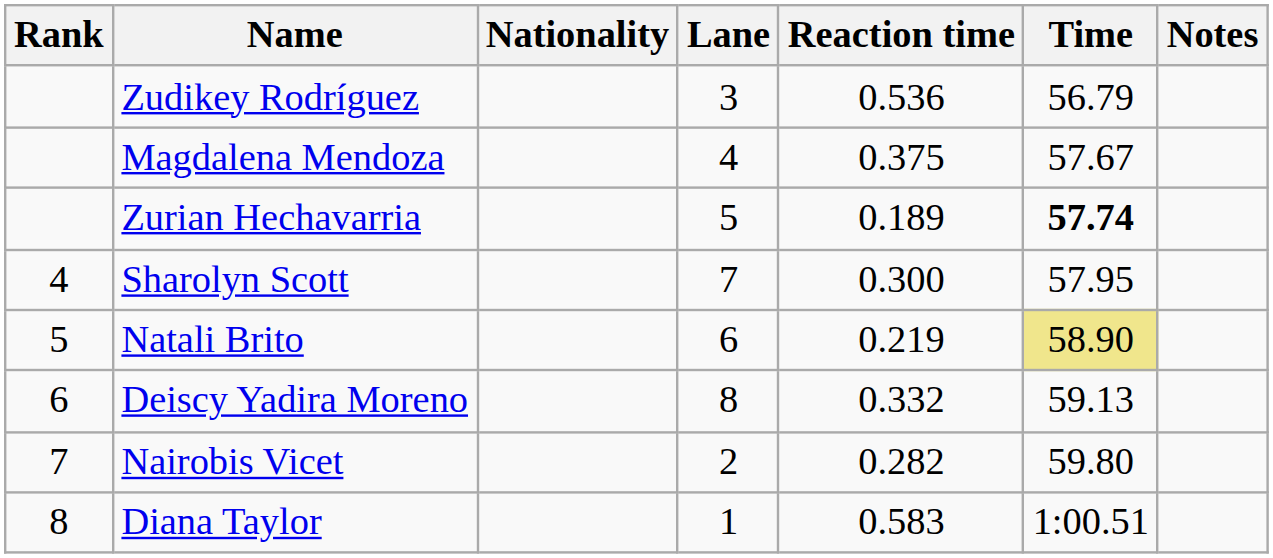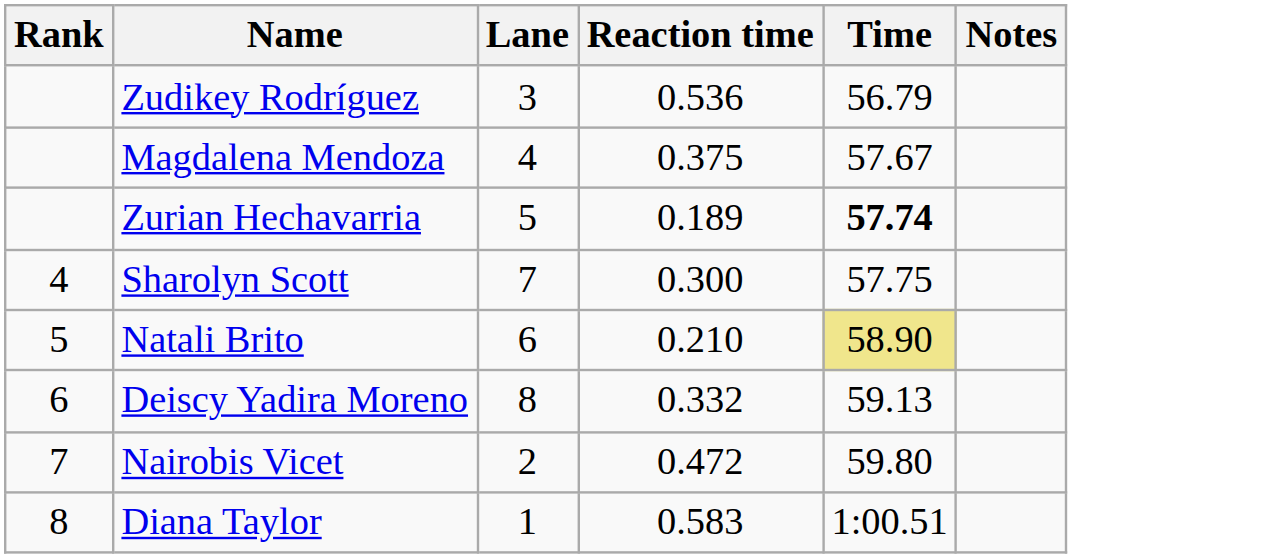- column: (577, 34)
(1091, 278) 57.95 -> (890, 278) 57.75
(901, 339) 0.219 -> (700, 339) 0.210
(901, 461) 0.282 -> (700, 461) 0.472
